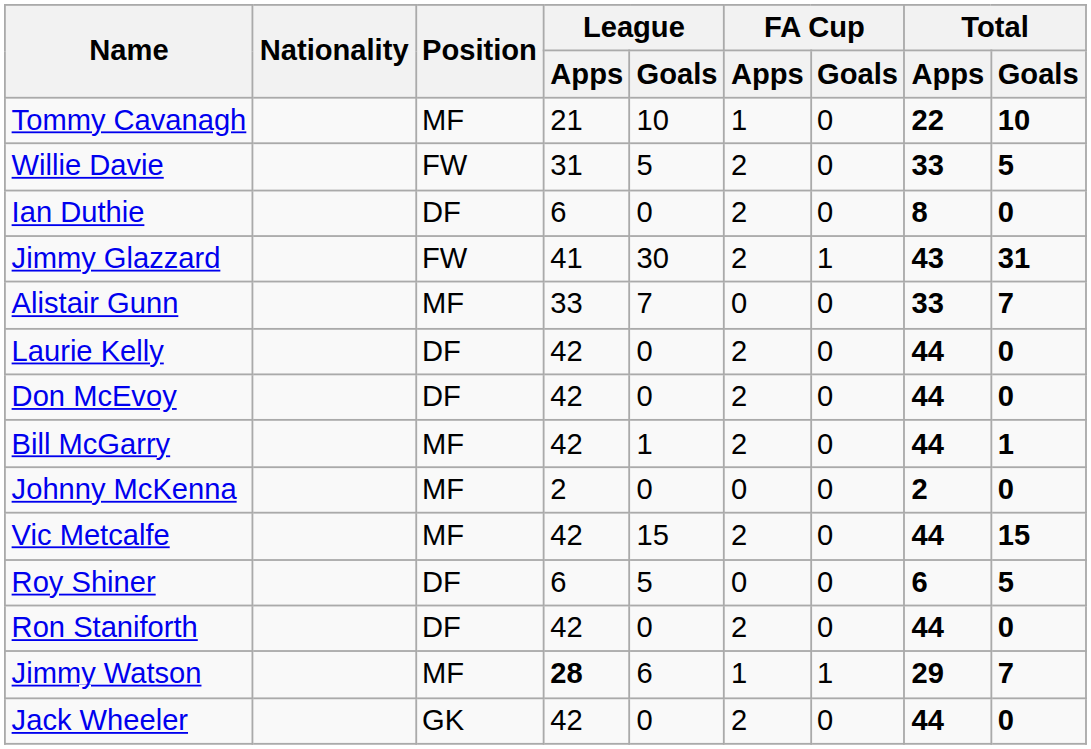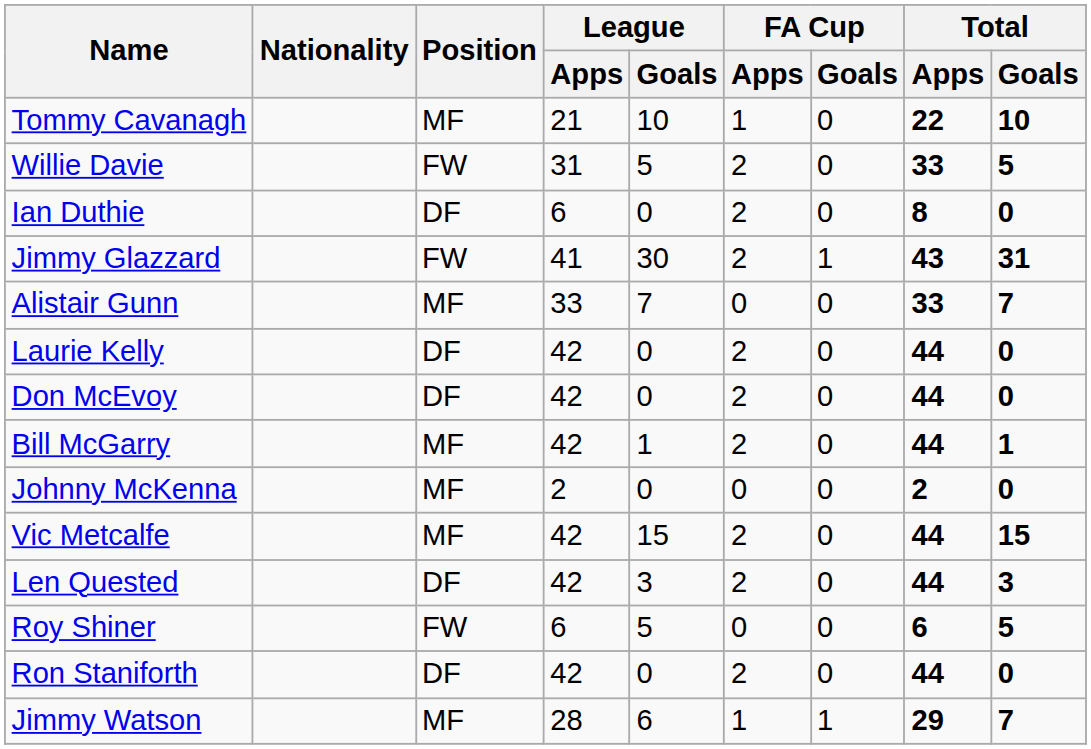+ row: (95, 581)
(441, 581) DF -> (445, 627) FW
(567, 674) bold -> (567, 720) normal
- row: (100, 720)
